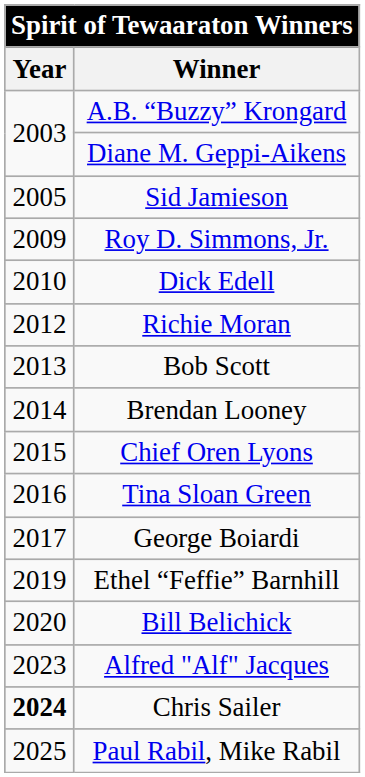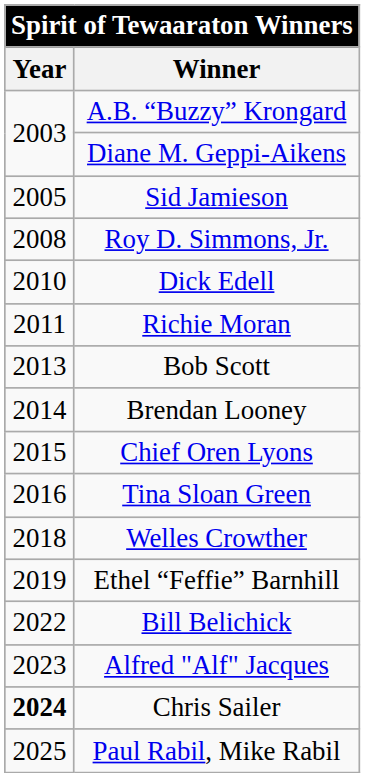(39, 238) 2009 -> (39, 238) 2008
(39, 324) 2012 -> (39, 324) 2011
- row: (217, 537)
+ row: (217, 537)
(39, 622) 2020 -> (39, 622) 2022
